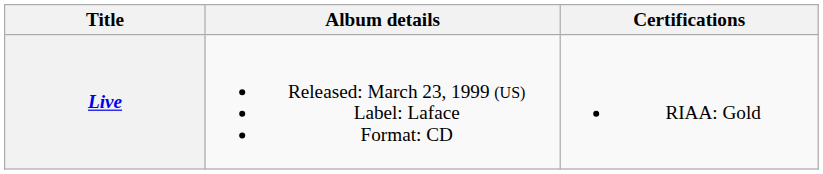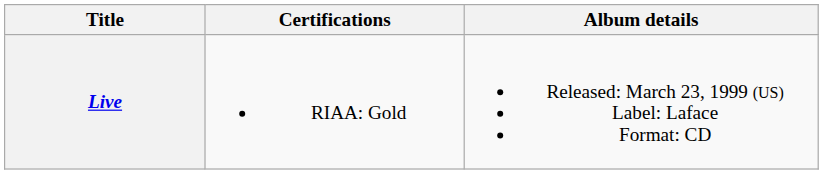columns swapped: (383, 19) <-> (689, 19)
